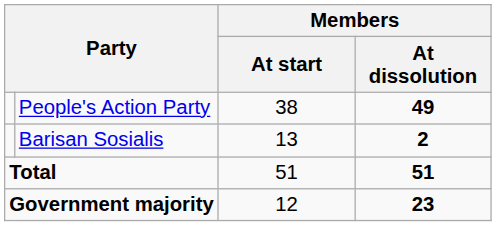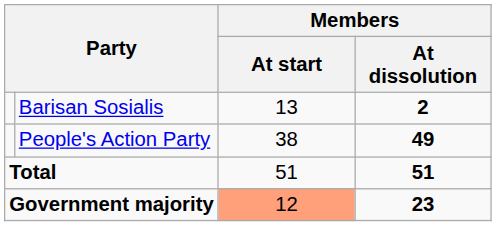rows swapped: (115, 107) <-> (91, 140)
(287, 204) no background -> (287, 204) lightsalmon background
